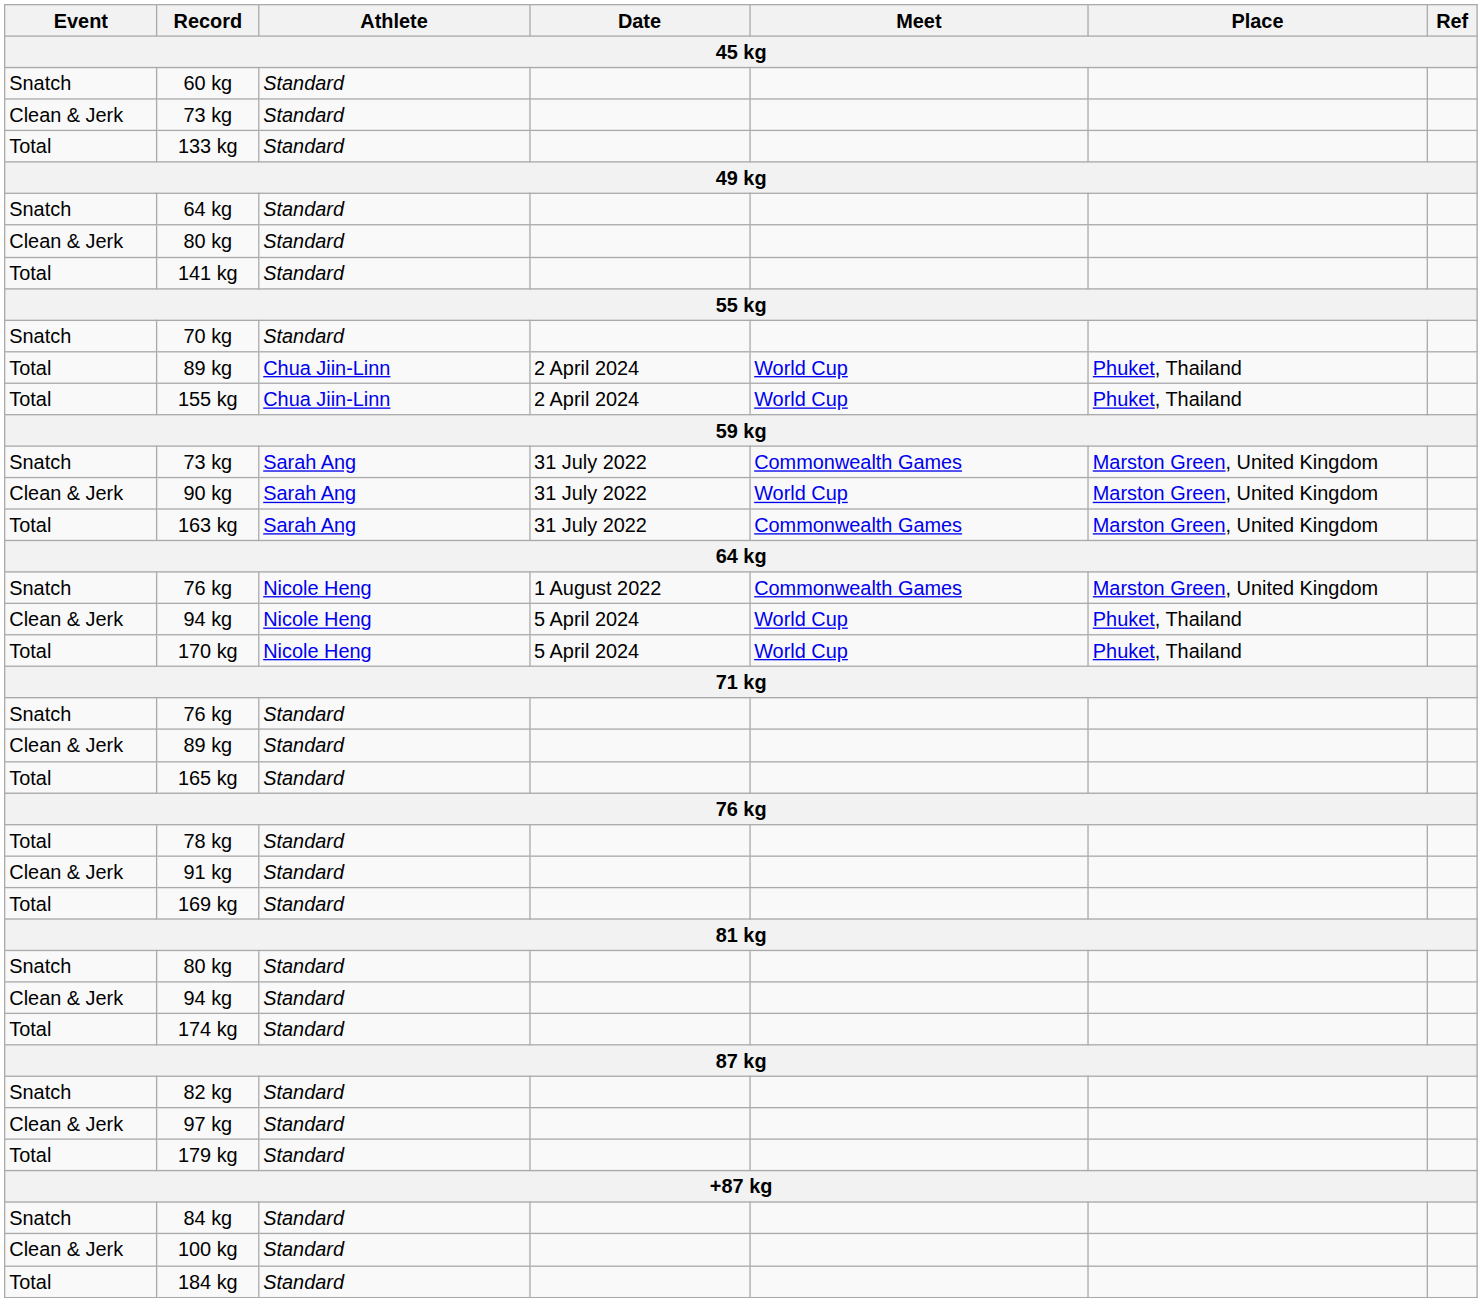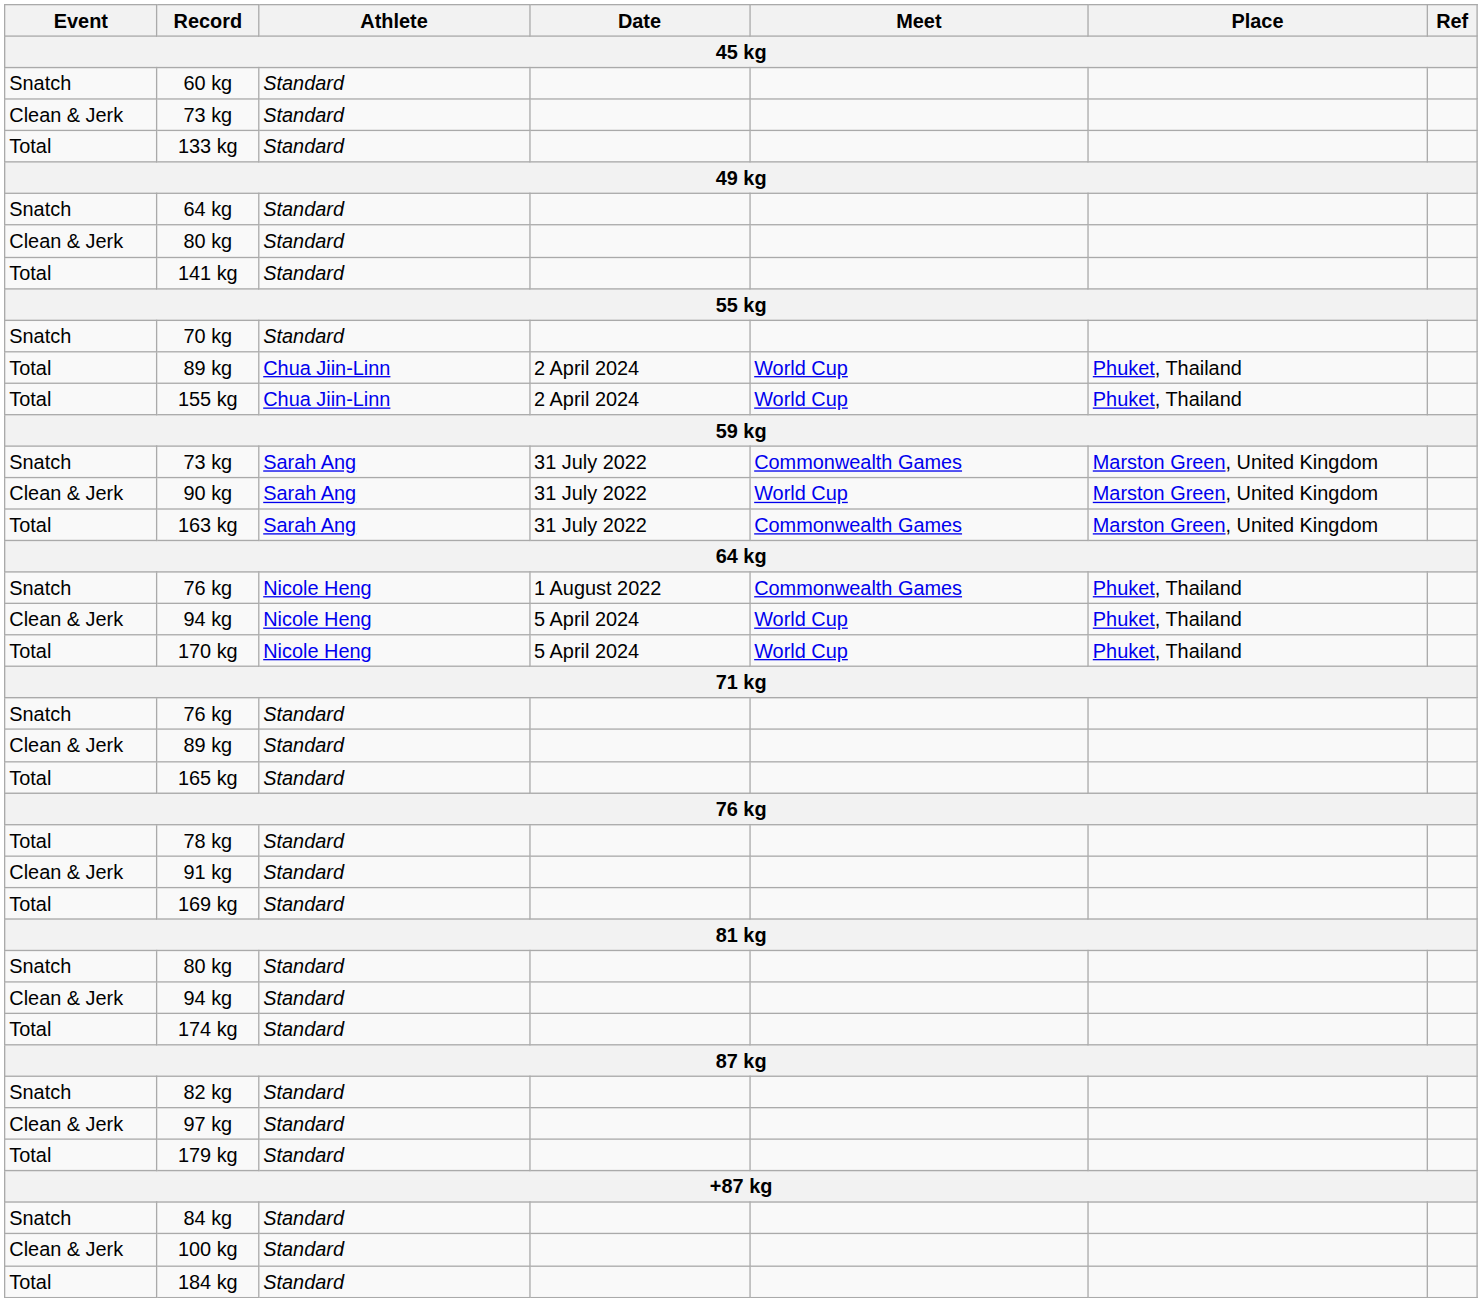(1235, 588) Marston Green, United Kingdom -> (1167, 588) Phuket, Thailand
